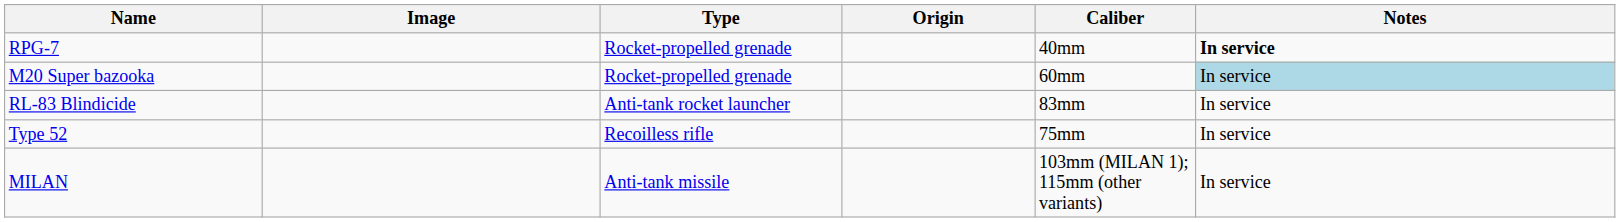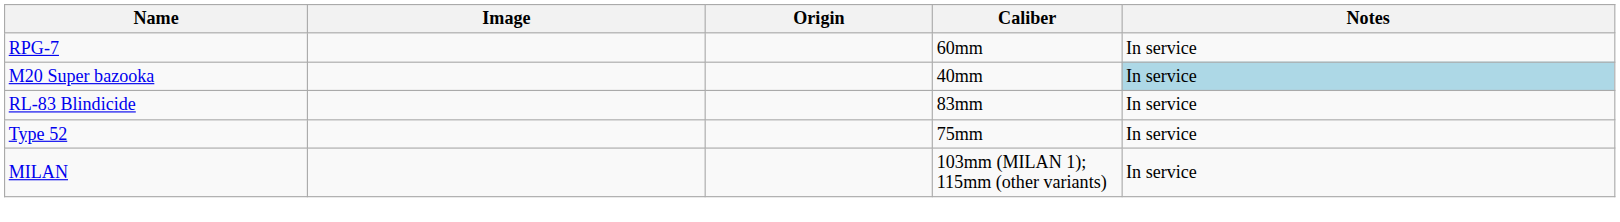- column: (721, 18)
(1062, 47) 40mm -> (960, 47) 60mm
(1237, 47) bold -> (1161, 47) normal
(1062, 76) 60mm -> (960, 76) 40mm
